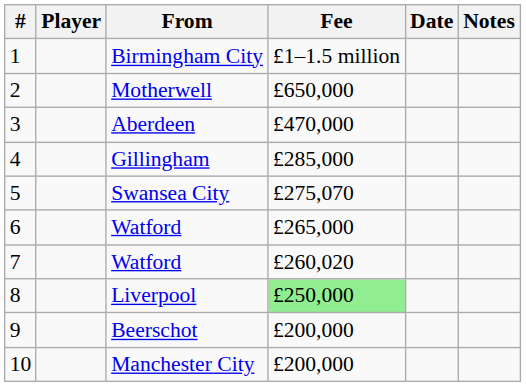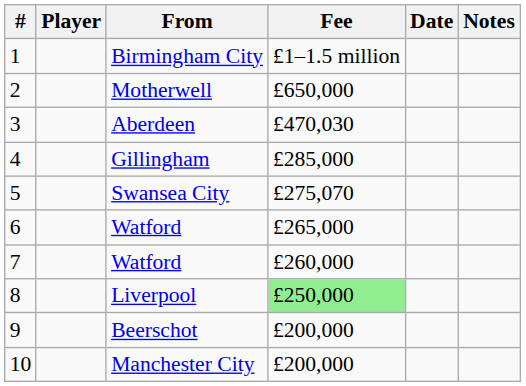(313, 124) £470,000 -> (313, 124) £470,030
(313, 261) £260,020 -> (313, 261) £260,000
